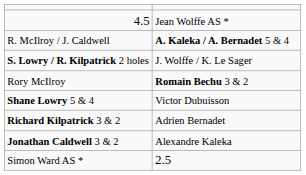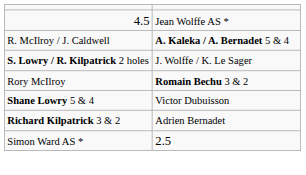- row: (63, 141)
